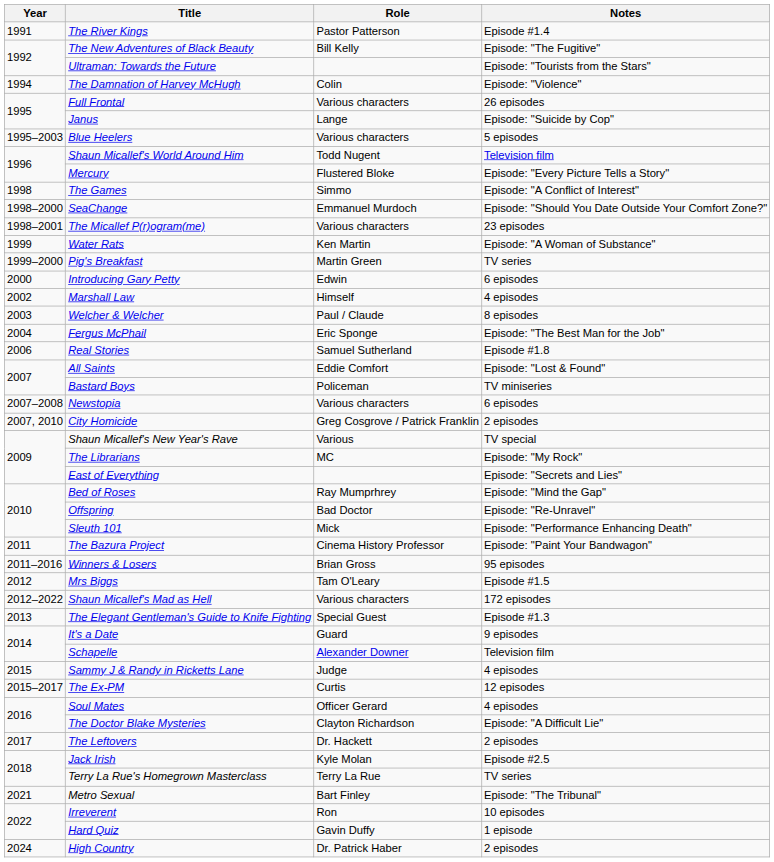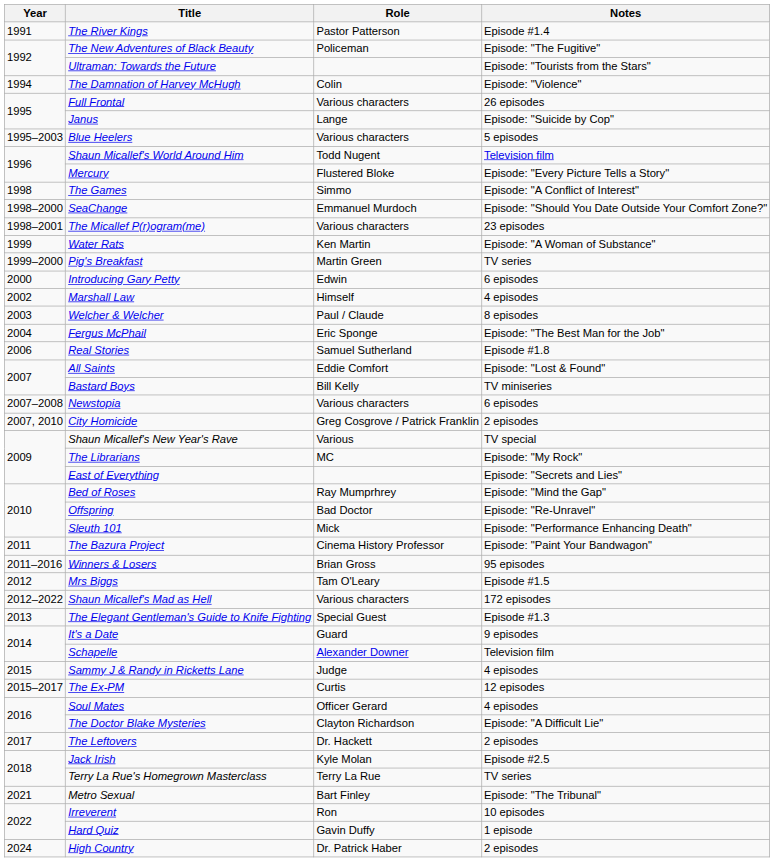(338, 48) Bill Kelly -> (343, 48) Policeman
(343, 386) Policeman -> (338, 386) Bill Kelly
